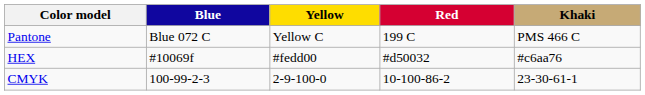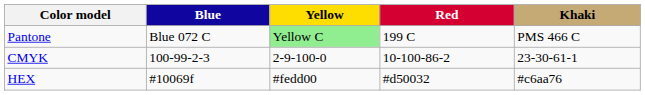(298, 36) no background -> (298, 36) lightgreen background
rows swapped: (28, 79) <-> (21, 57)
